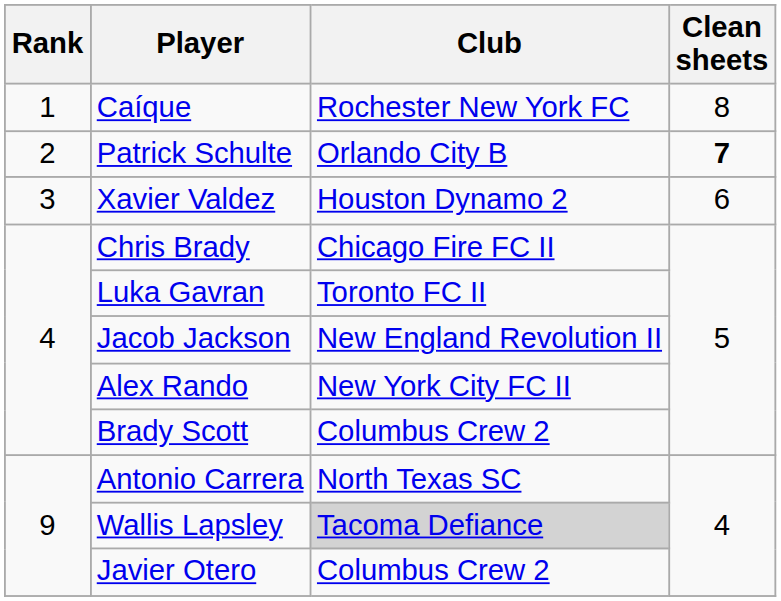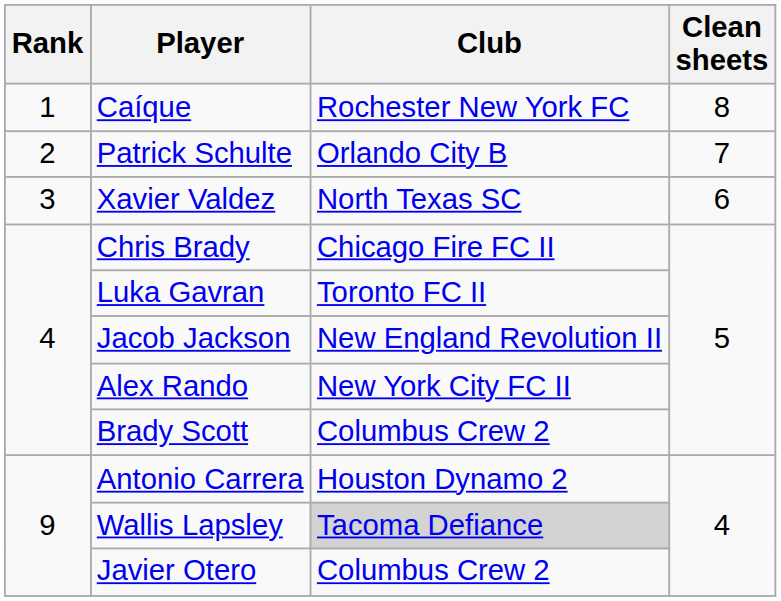(722, 153) bold -> (722, 153) normal
(442, 199) Houston Dynamo 2 -> (419, 199) North Texas SC
(419, 478) North Texas SC -> (442, 478) Houston Dynamo 2
